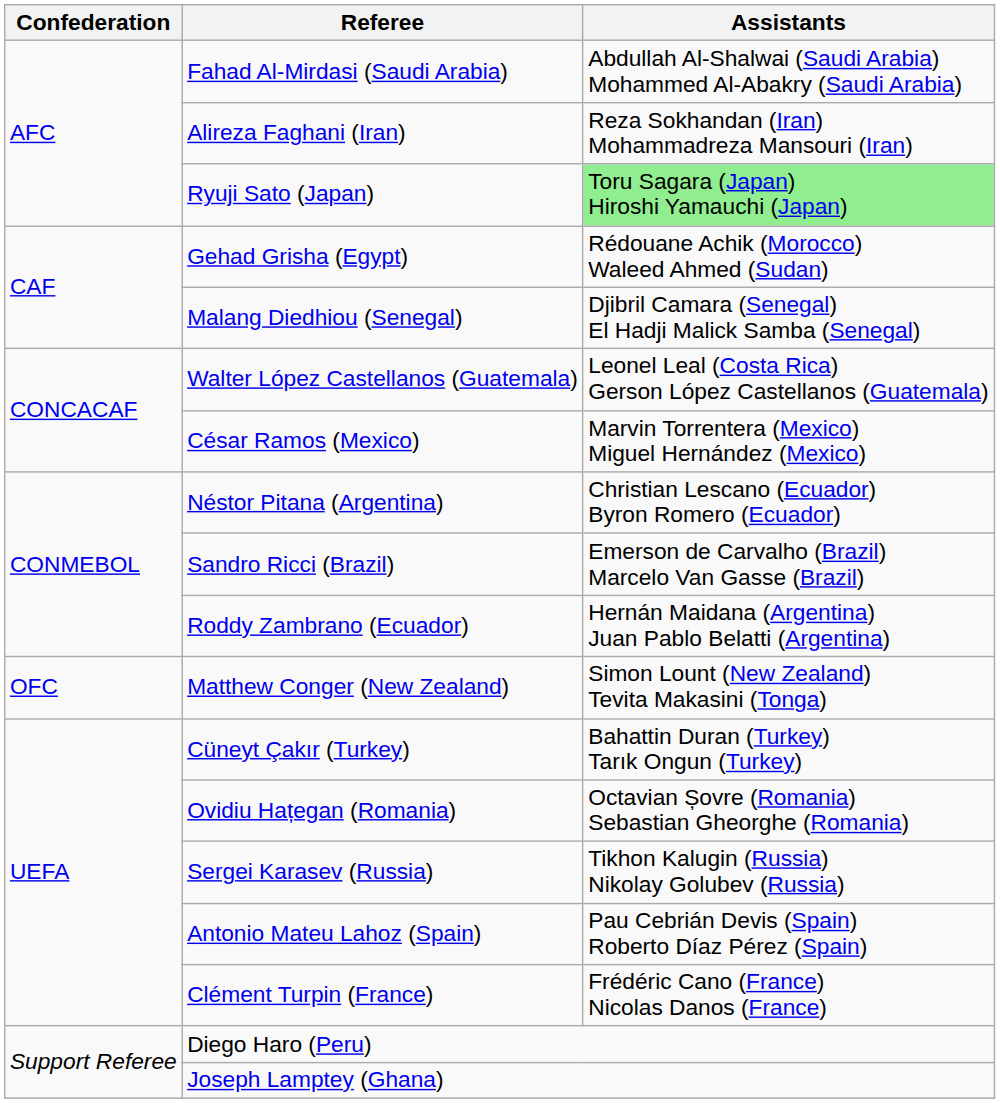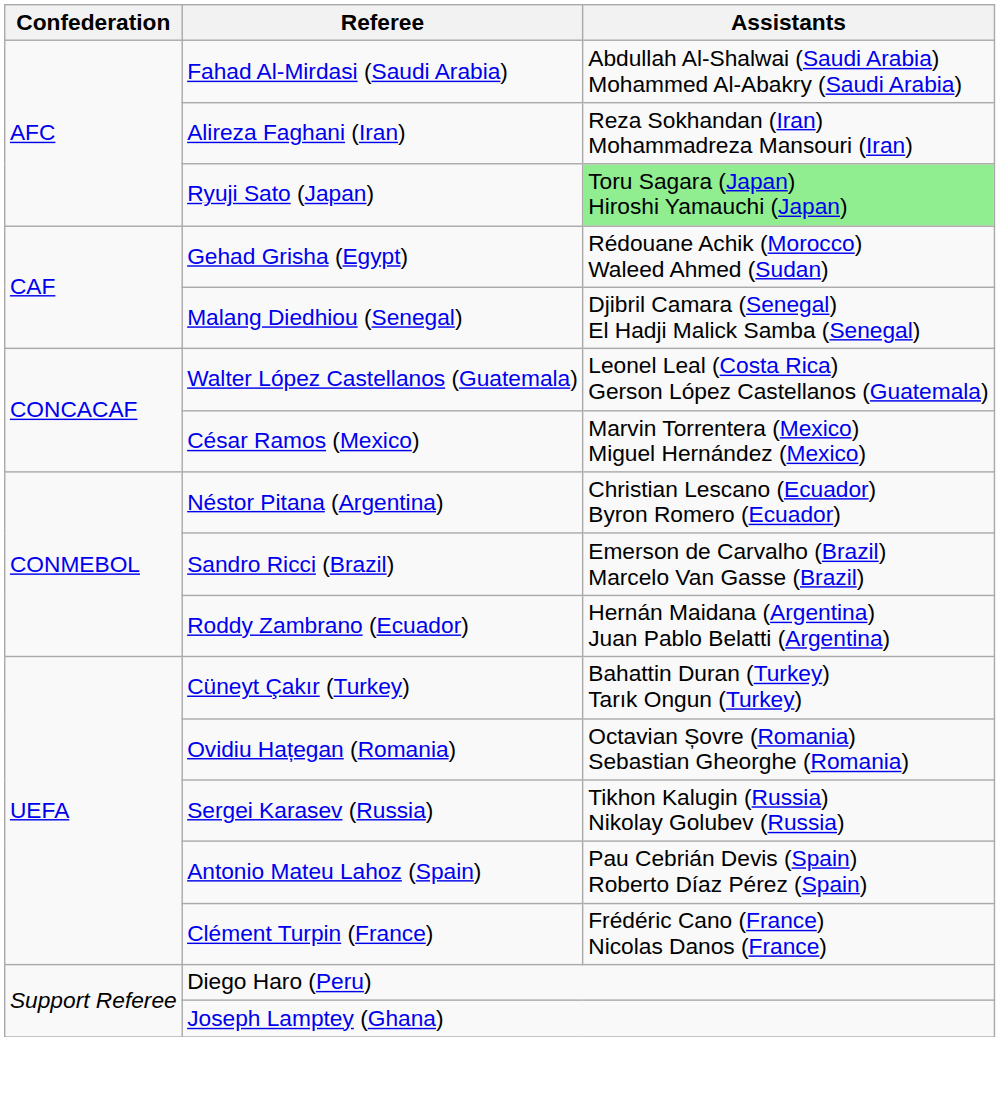- row: (348, 687)
